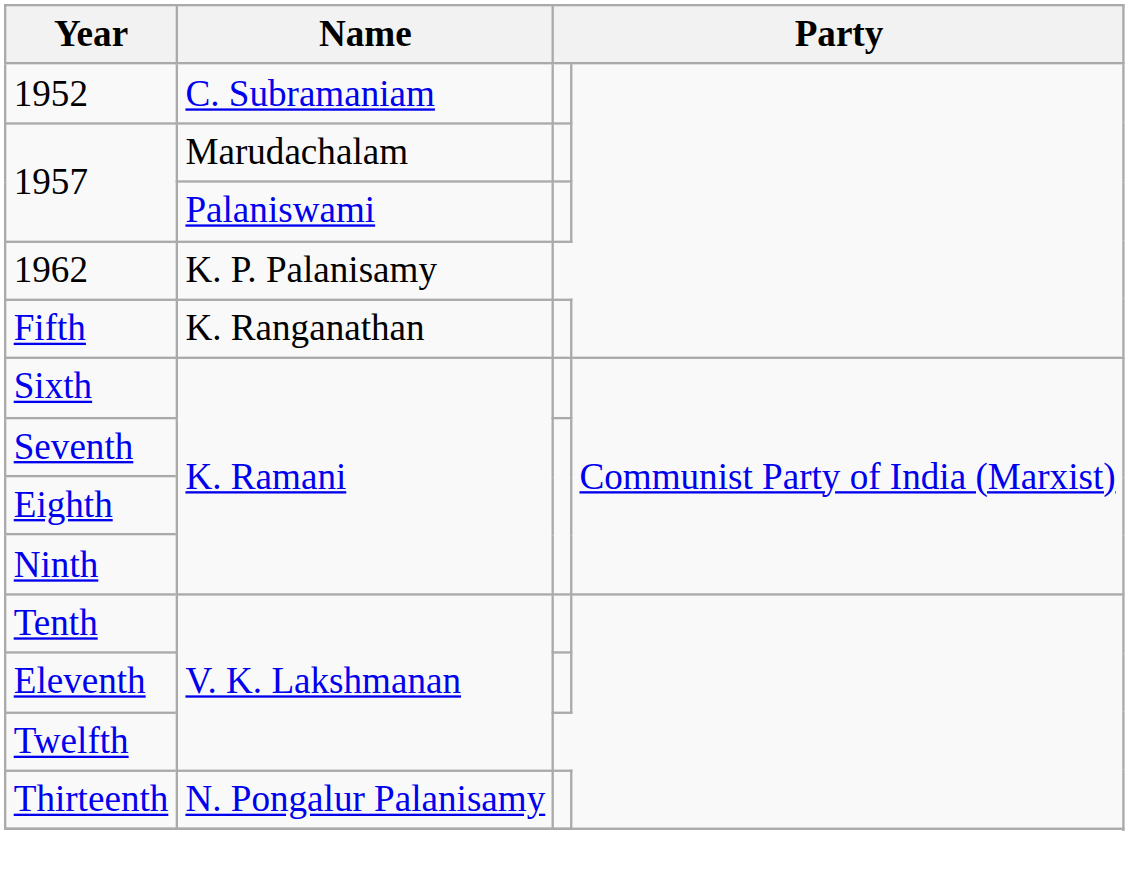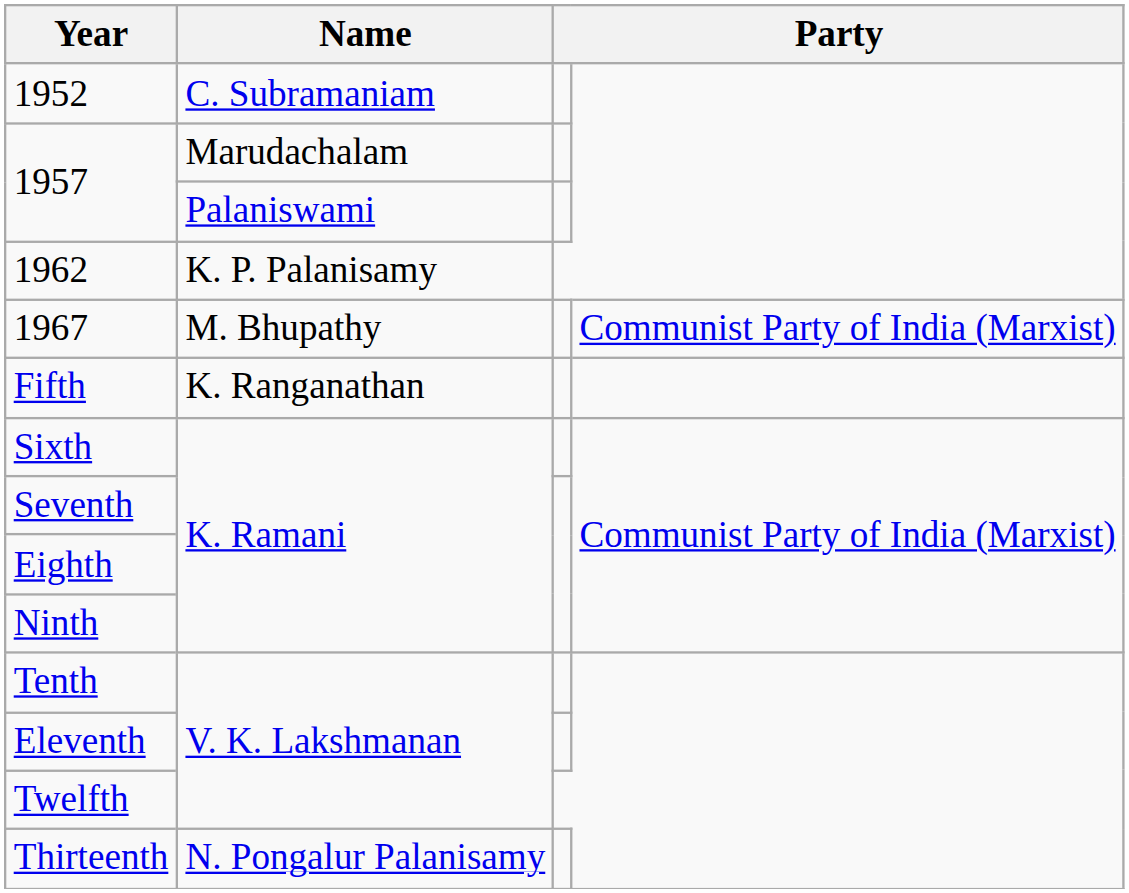+ row: (51, 328)
